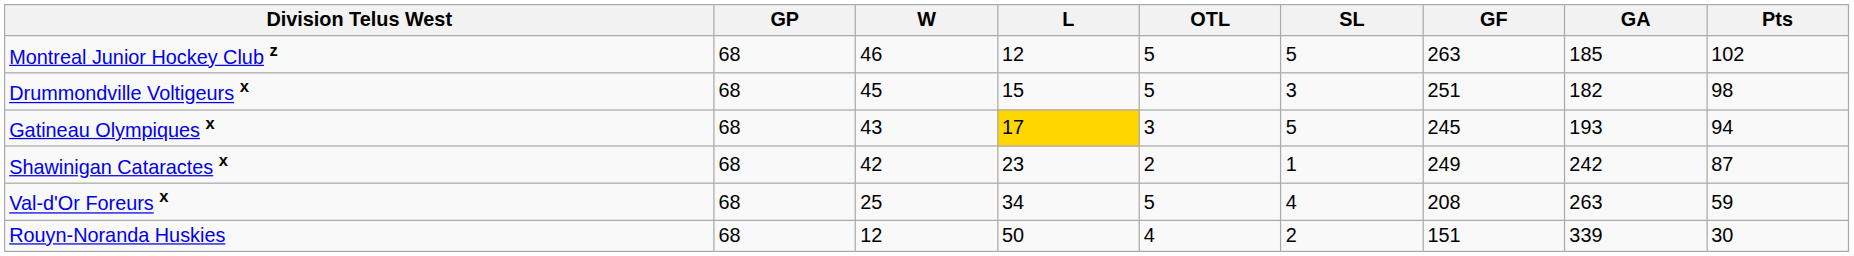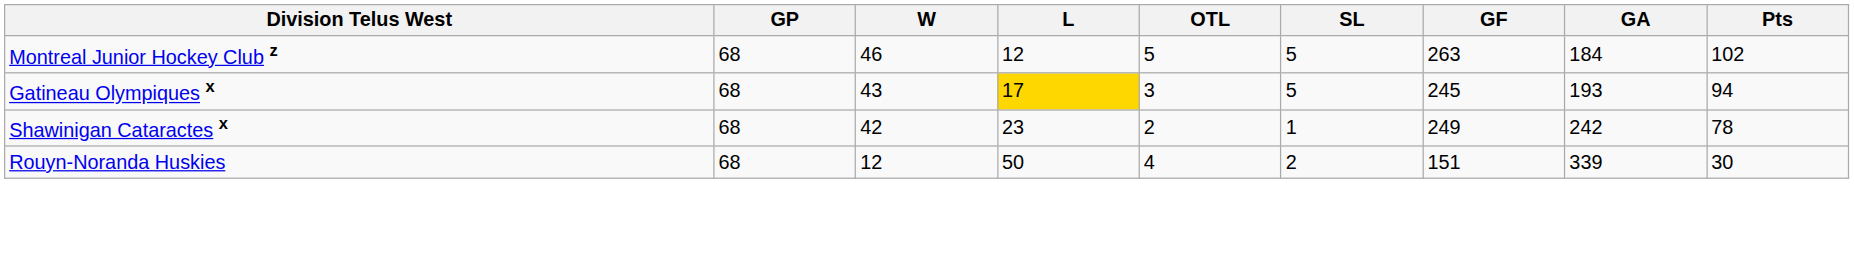(1586, 54) 185 -> (1586, 54) 184
- row: (129, 91)
(1722, 164) 87 -> (1722, 128) 78
- row: (89, 201)
